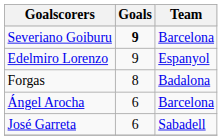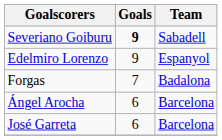(186, 37) Barcelona -> (182, 37) Sabadell
(135, 80) 8 -> (135, 80) 7
(182, 124) Sabadell -> (186, 124) Barcelona
